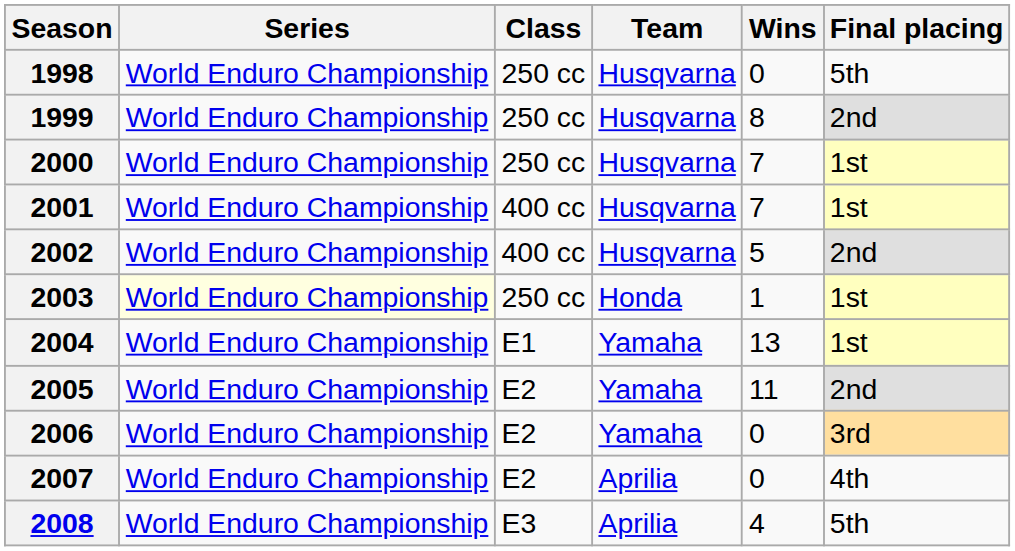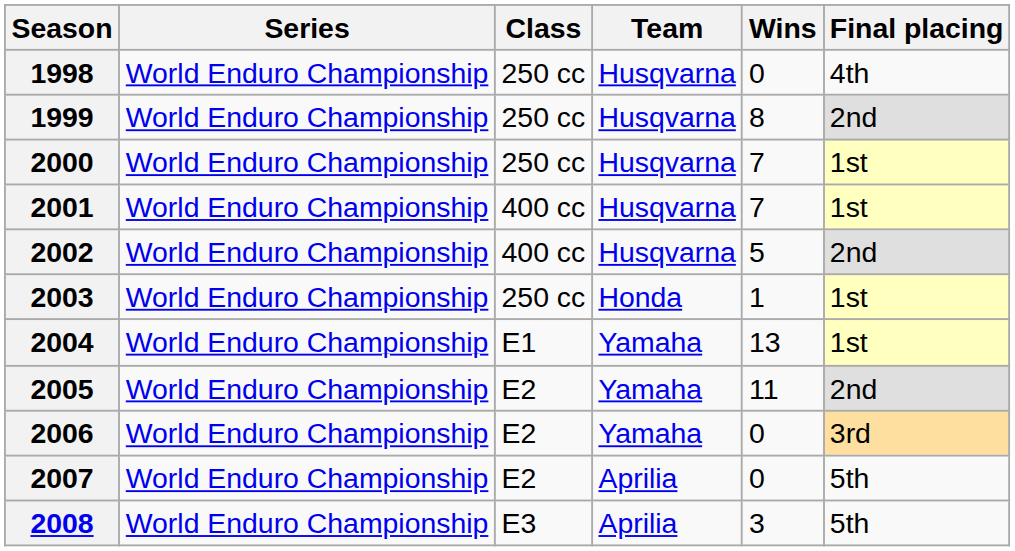(850, 73) 5th -> (850, 73) 4th
(307, 298) lightyellow background -> (307, 298) no background
(850, 478) 4th -> (850, 478) 5th
(757, 523) 4 -> (757, 523) 3
